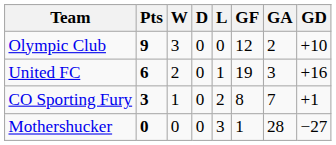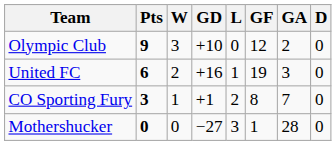columns swapped: (202, 18) <-> (314, 18)
